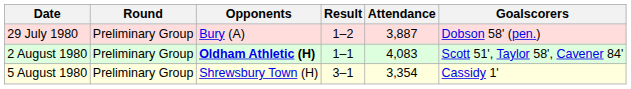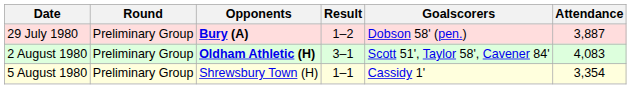columns swapped: (532, 14) <-> (402, 14)
(222, 34) normal -> (224, 34) bold
(343, 53) 1–1 -> (343, 53) 3–1
(343, 73) 3–1 -> (343, 73) 1–1
